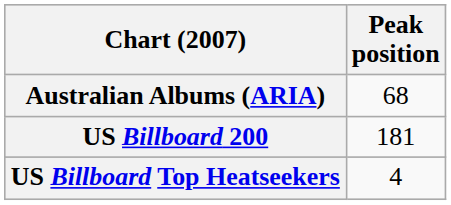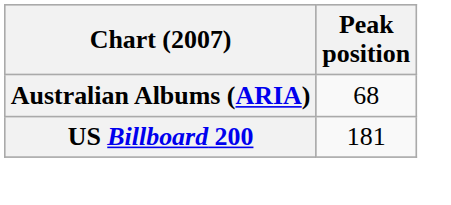- row: (175, 177)
